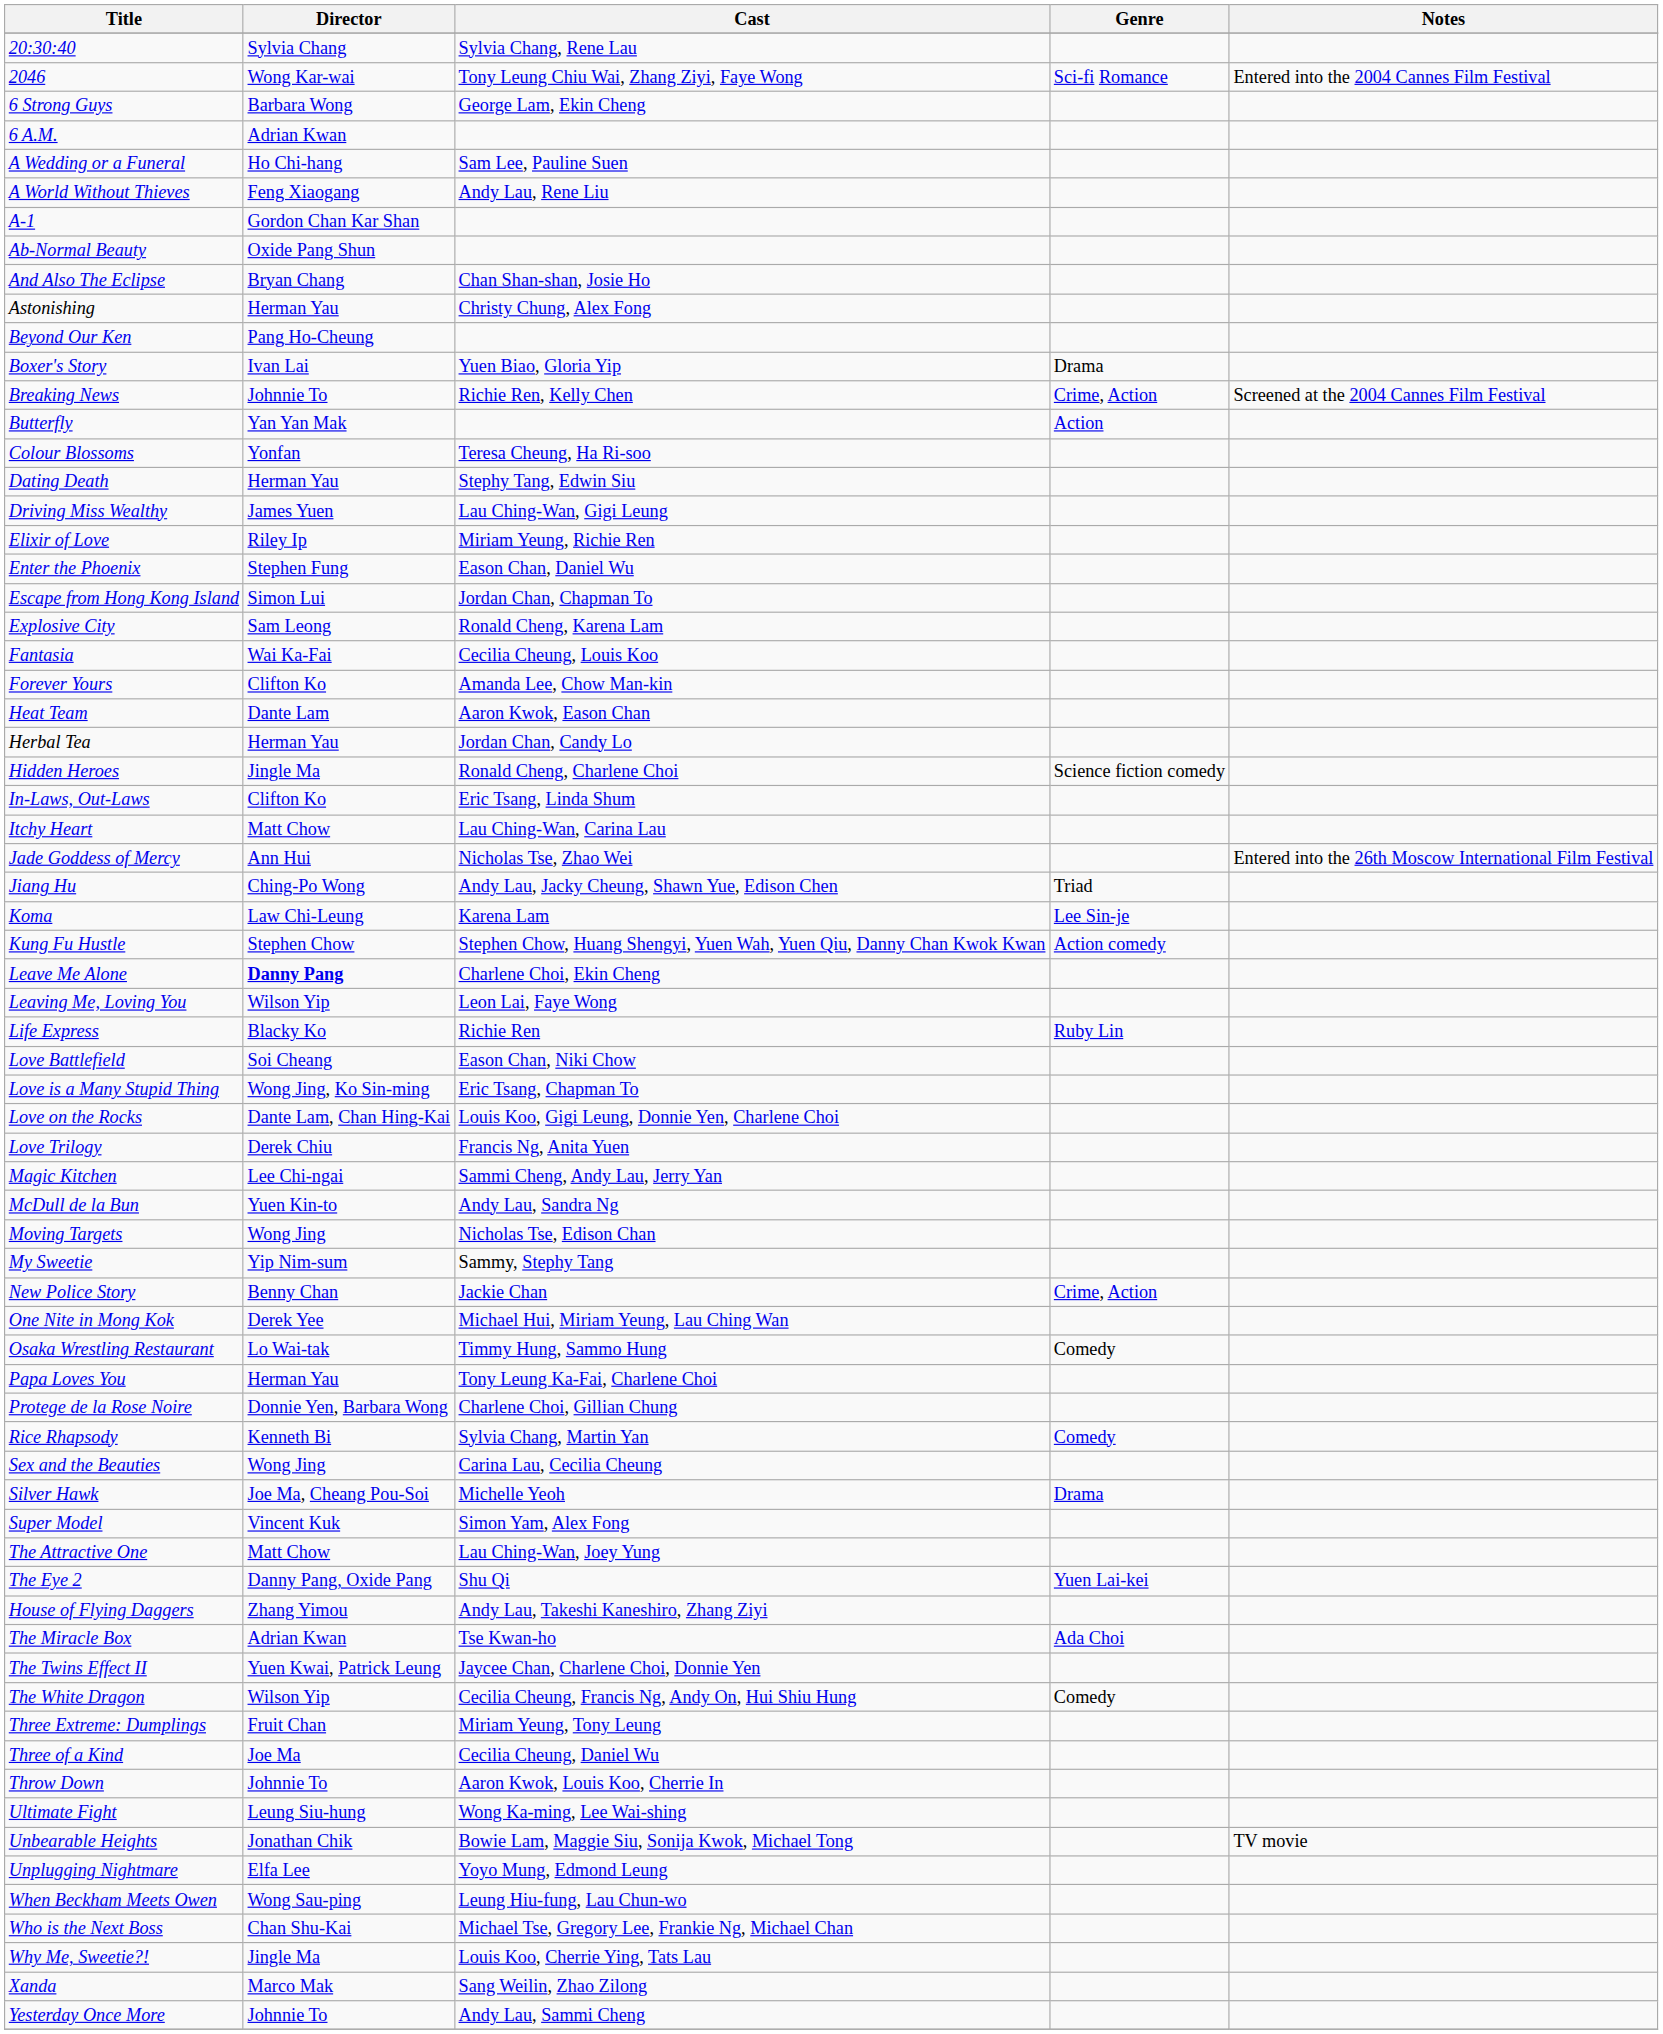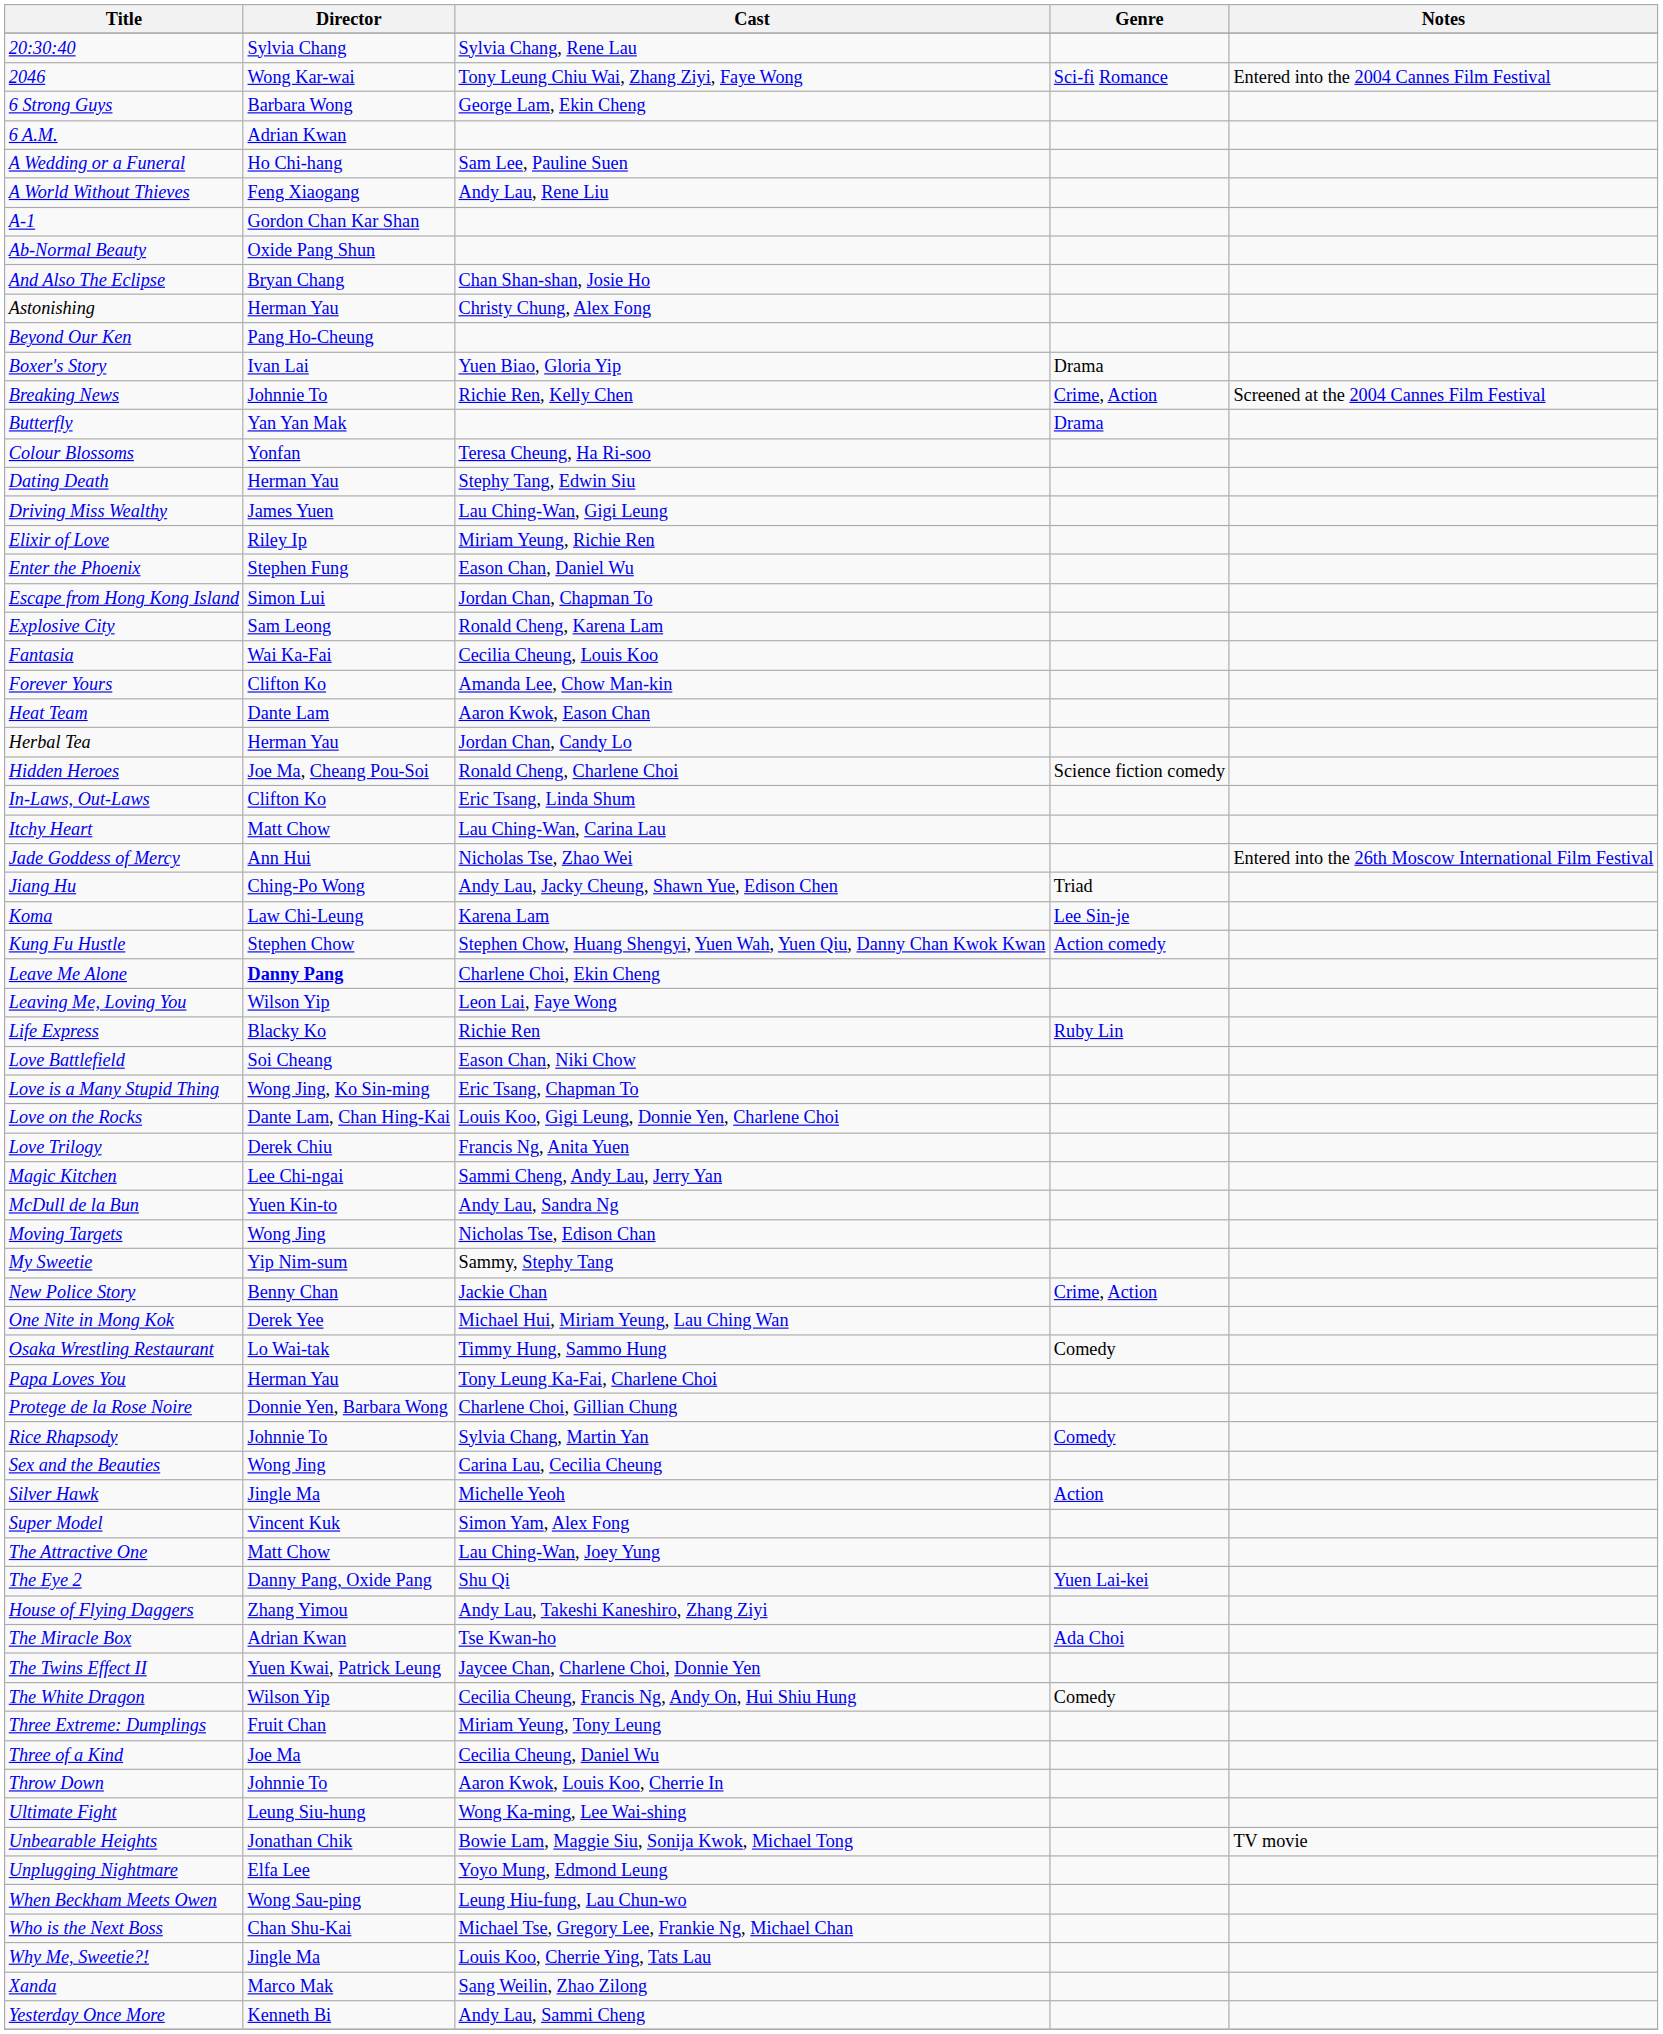(1079, 423) Action -> (1079, 423) Drama
(284, 771) Jingle Ma -> (338, 771) Joe Ma, Cheang Pou-Soi
(289, 1436) Kenneth Bi -> (288, 1436) Johnnie To
(338, 1494) Joe Ma, Cheang Pou-Soi -> (284, 1494) Jingle Ma
(1079, 1494) Drama -> (1079, 1494) Action
(288, 2014) Johnnie To -> (289, 2014) Kenneth Bi
